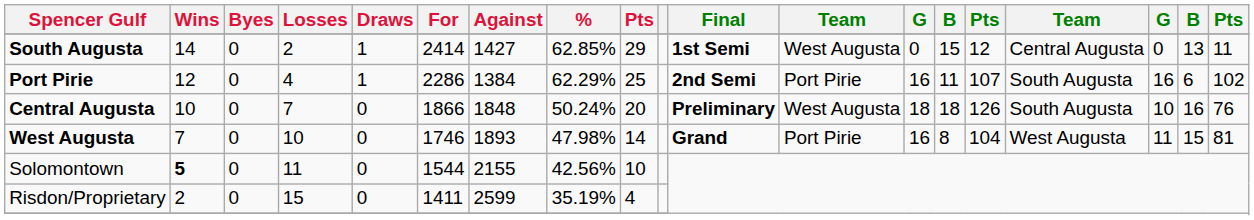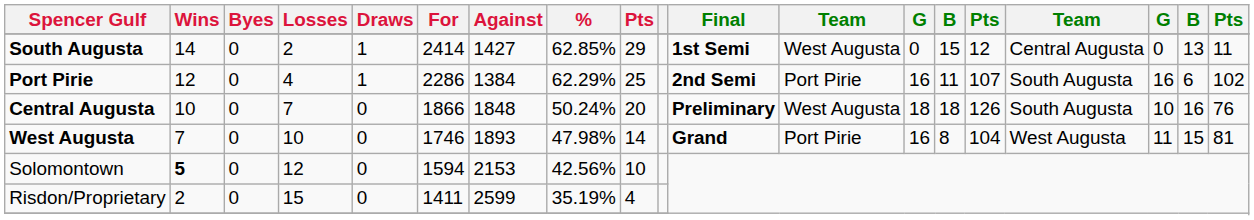(292, 168) 11 -> (293, 168) 12
(443, 168) 1544 -> (443, 168) 1594
(494, 168) 2155 -> (494, 168) 2153
